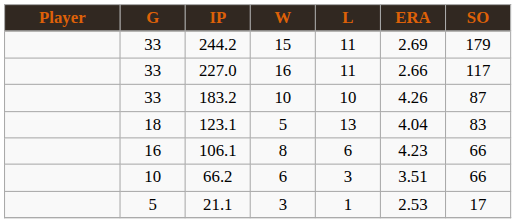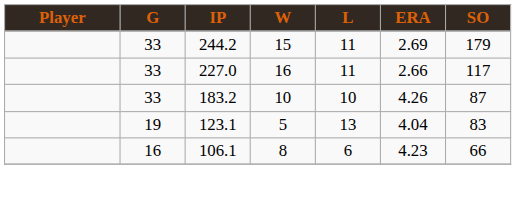(153, 124) 18 -> (153, 124) 19
- row: (218, 177)
- row: (218, 204)
